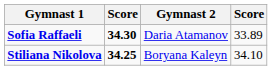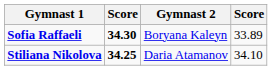(186, 34) Daria Atamanov -> (186, 34) Boryana Kaleyn
(186, 55) Boryana Kaleyn -> (186, 55) Daria Atamanov
